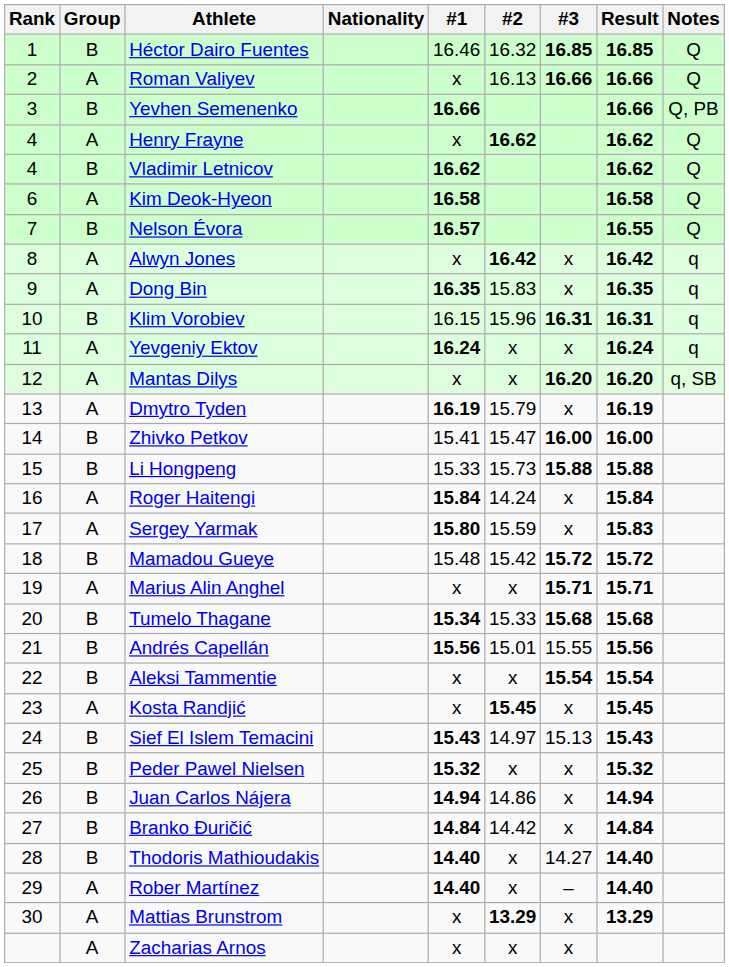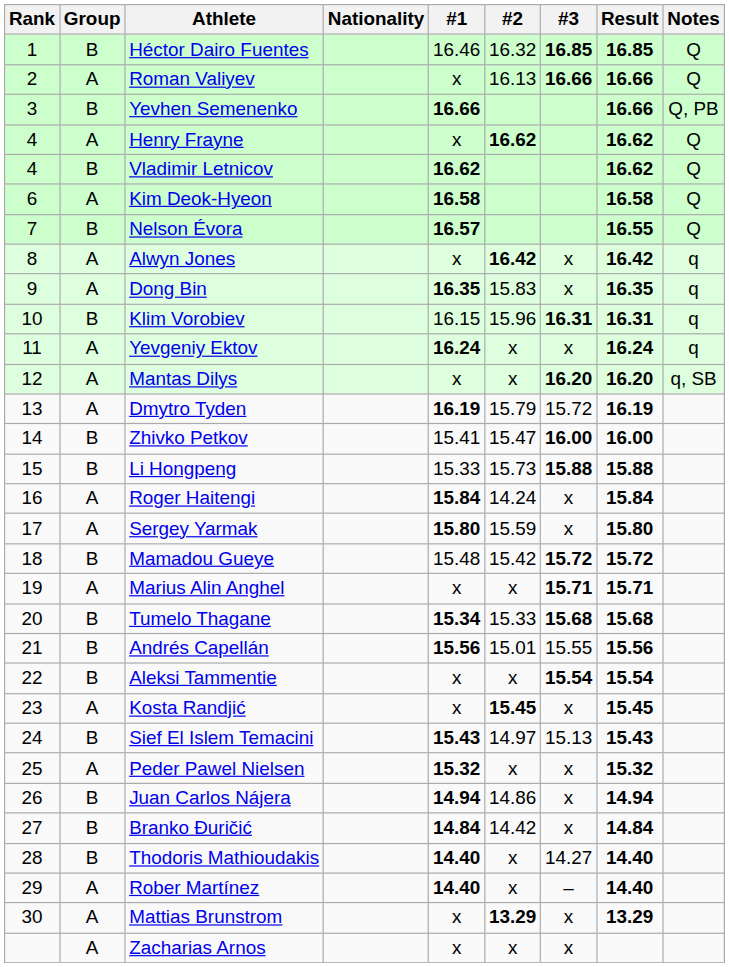(569, 408) x -> (569, 408) 15.72
(630, 528) 15.83 -> (630, 528) 15.80
(92, 768) B -> (92, 768) A
